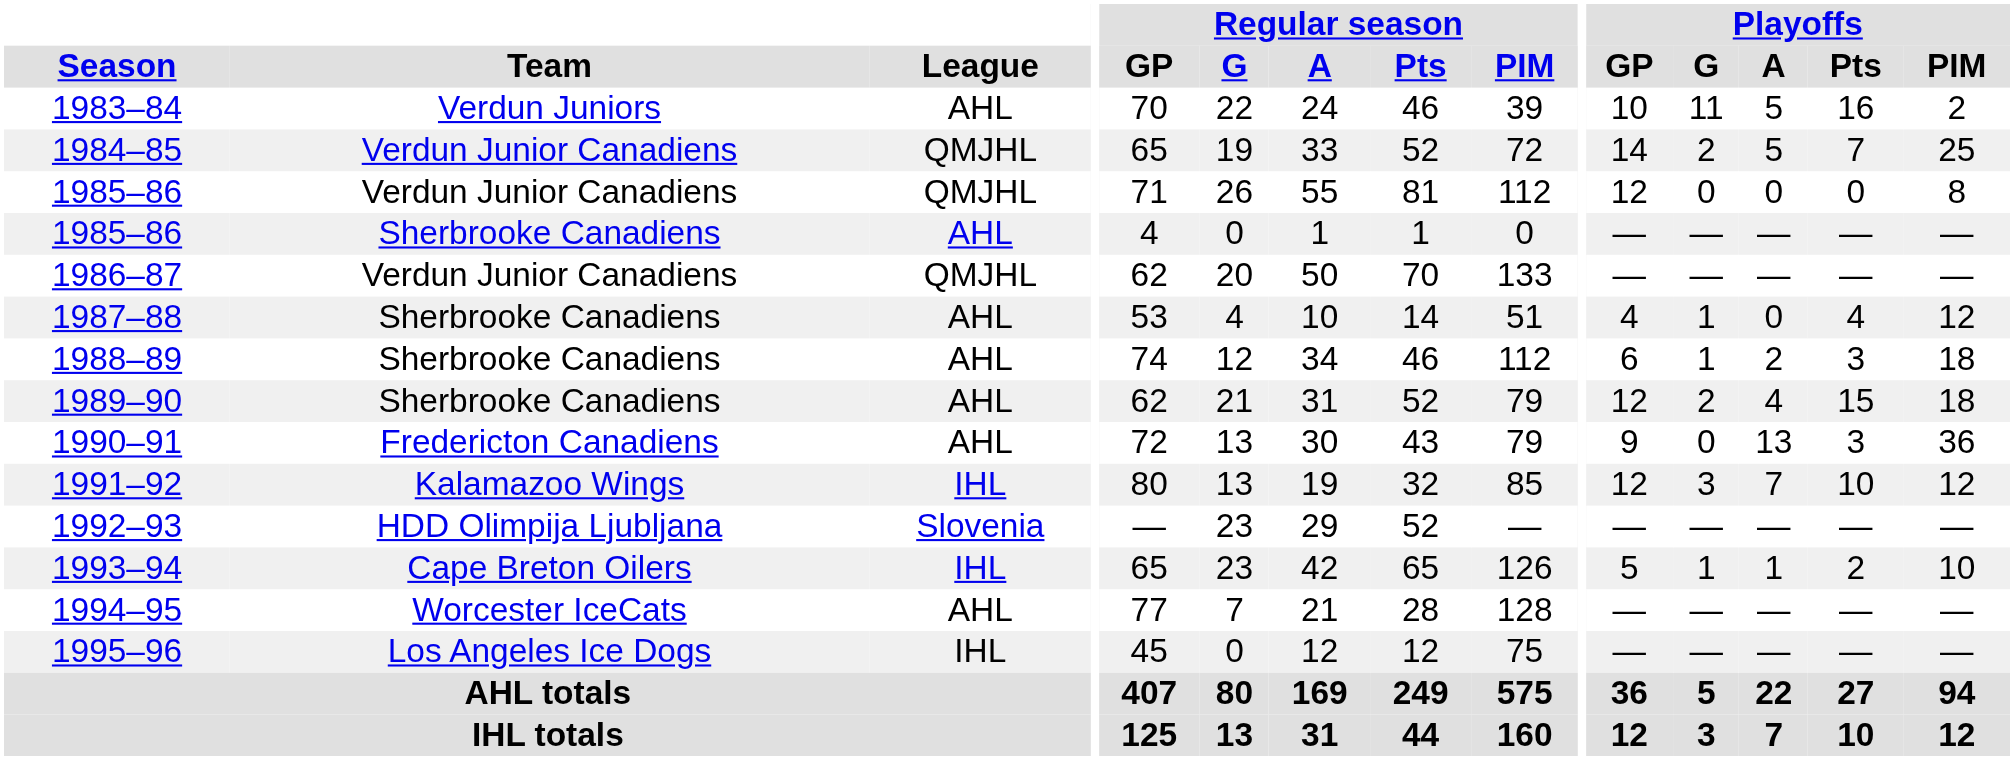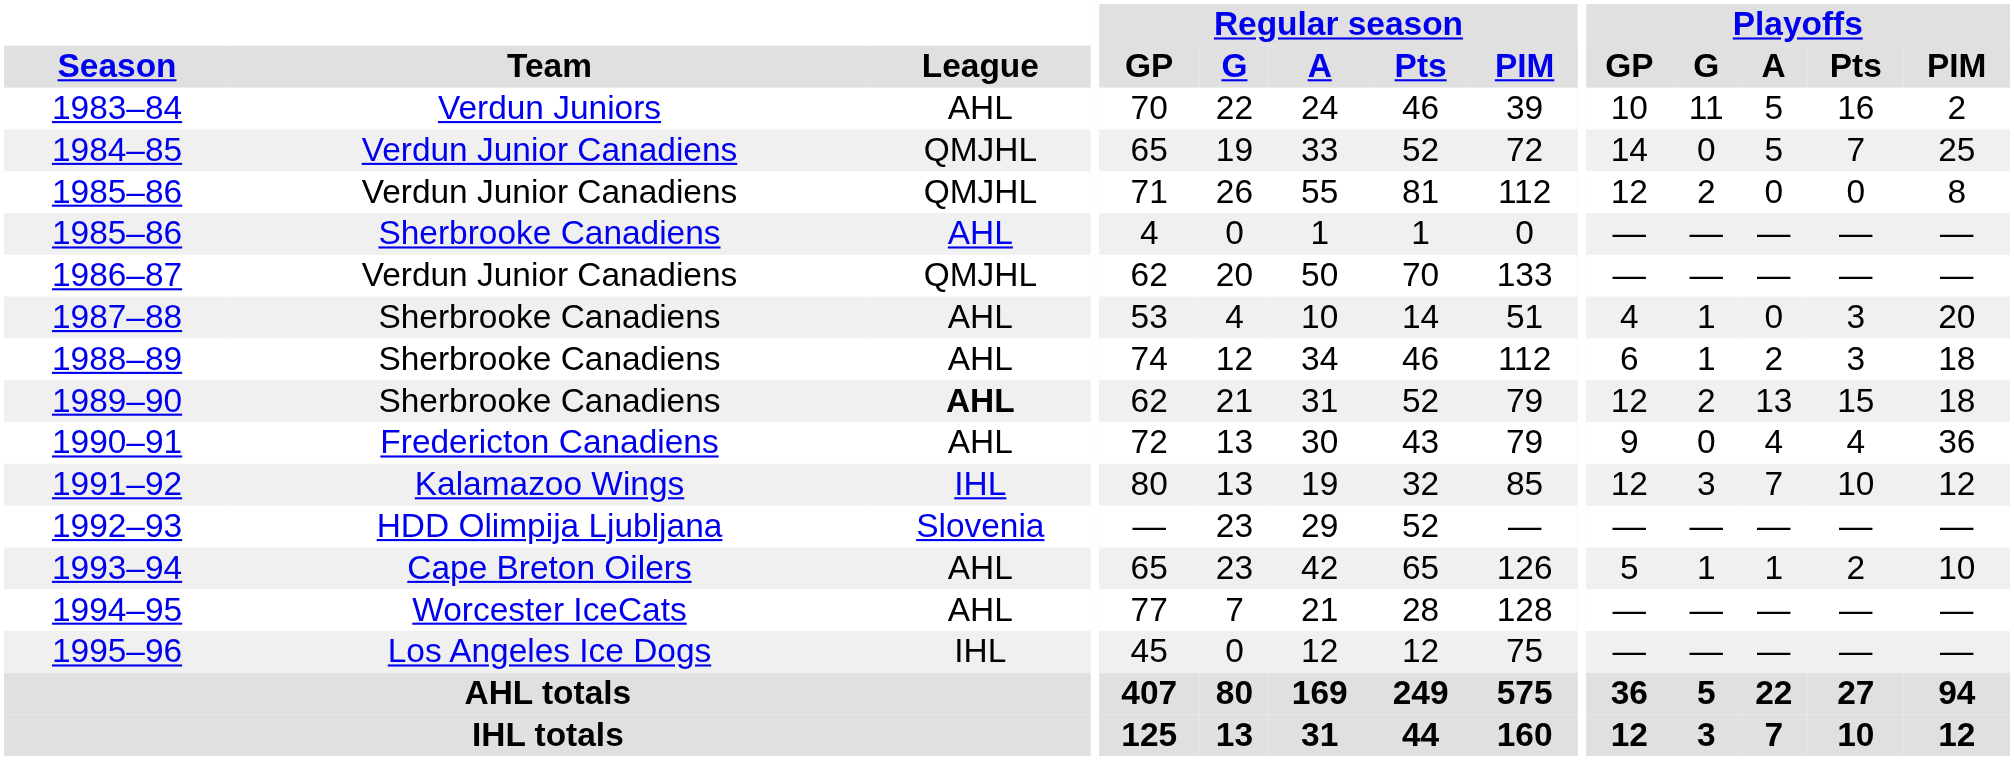(1706, 149) 2 -> (1706, 149) 0
(1706, 191) 0 -> (1706, 191) 2
(1856, 316) 4 -> (1856, 316) 3
(1957, 316) 12 -> (1957, 316) 20
(980, 400) normal -> (980, 400) bold
(1774, 400) 4 -> (1774, 400) 13
(1774, 442) 13 -> (1774, 442) 4
(1856, 442) 3 -> (1856, 442) 4
(980, 567) IHL -> (980, 567) AHL
